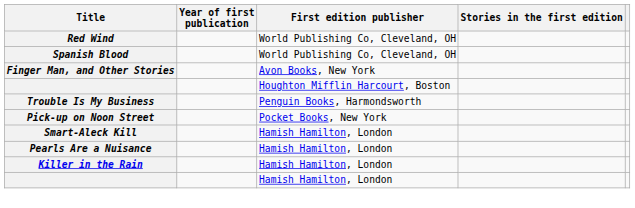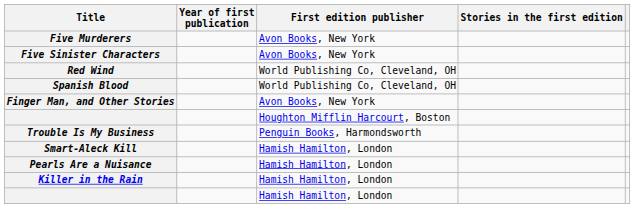+ row: (91, 39)
+ row: (91, 55)
- row: (91, 117)
